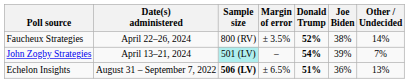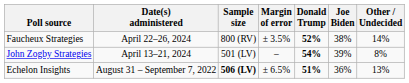(238, 55) paleturquoise background -> (238, 55) no background
(381, 55) 7% -> (381, 55) 8%
